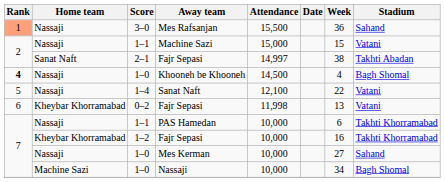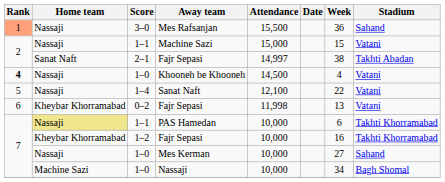(382, 75) Bagh Shomal -> (368, 75) Vatani
(49, 122) no background -> (49, 122) khaki background
